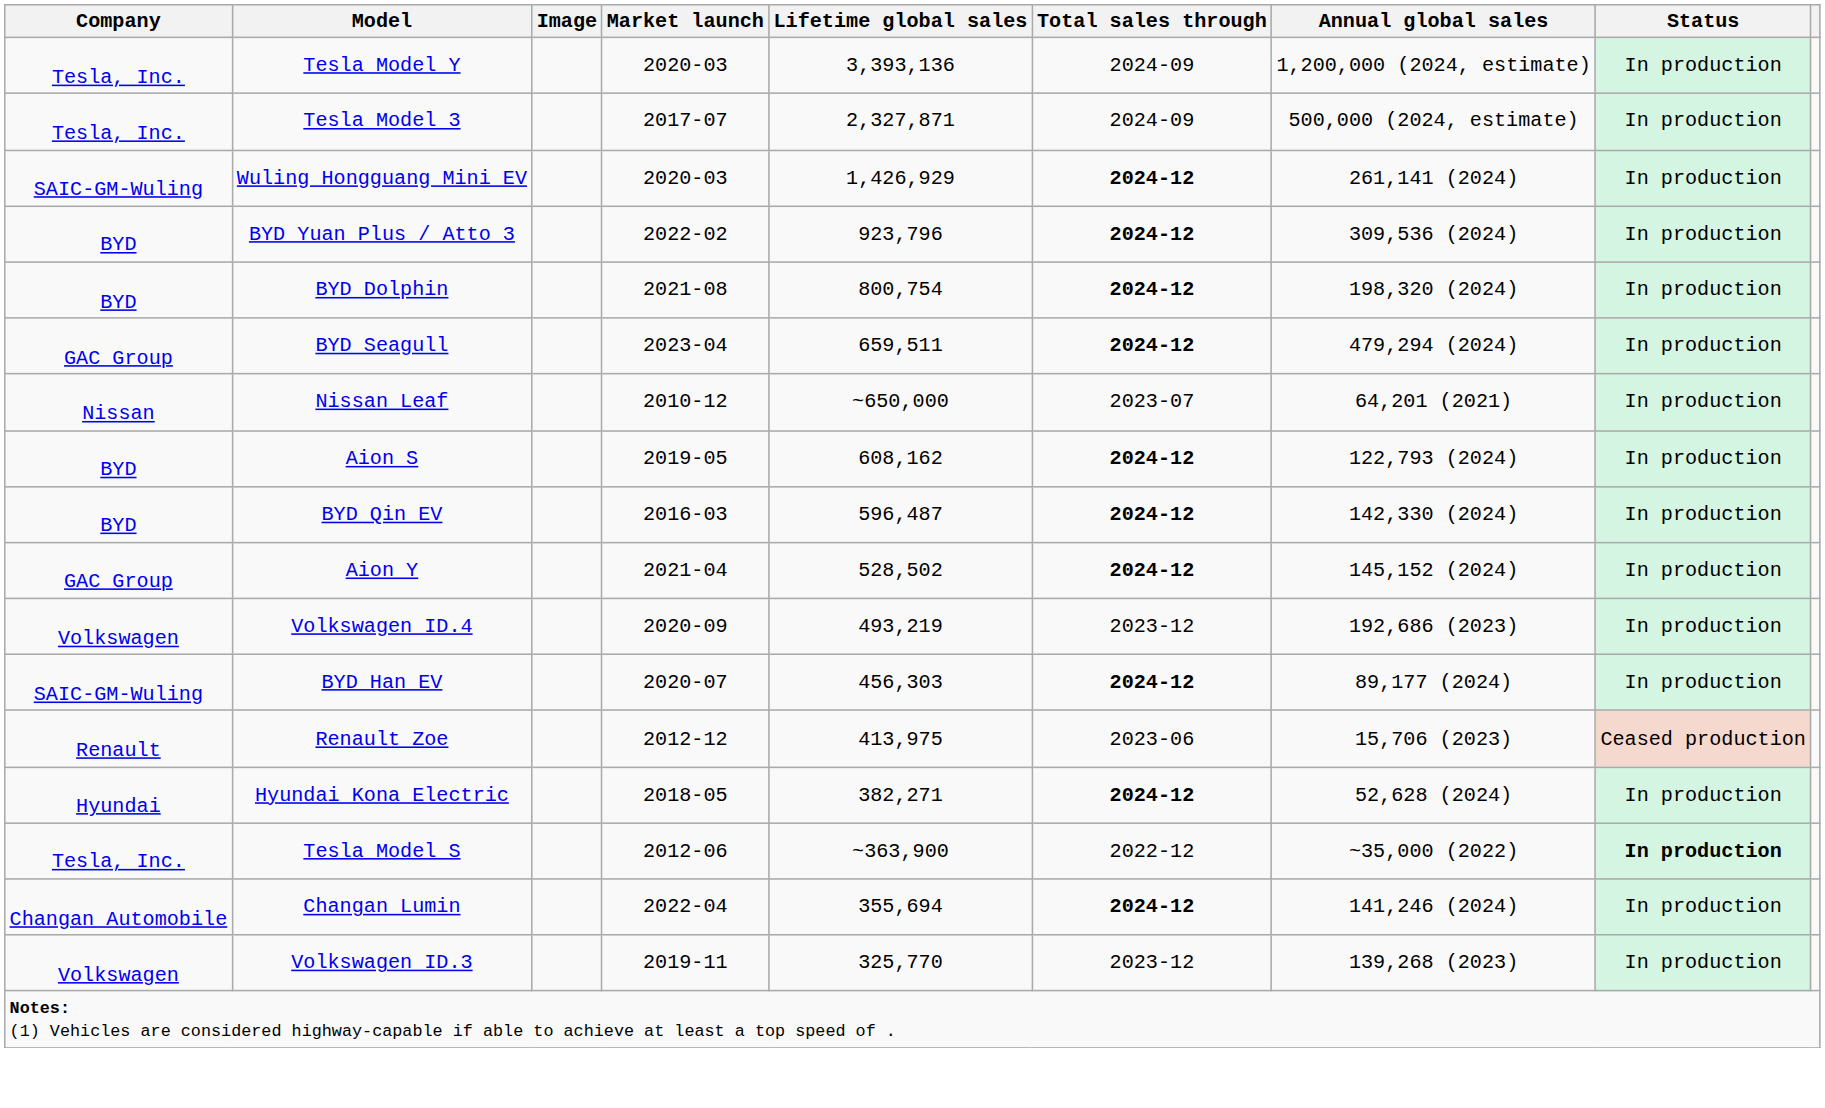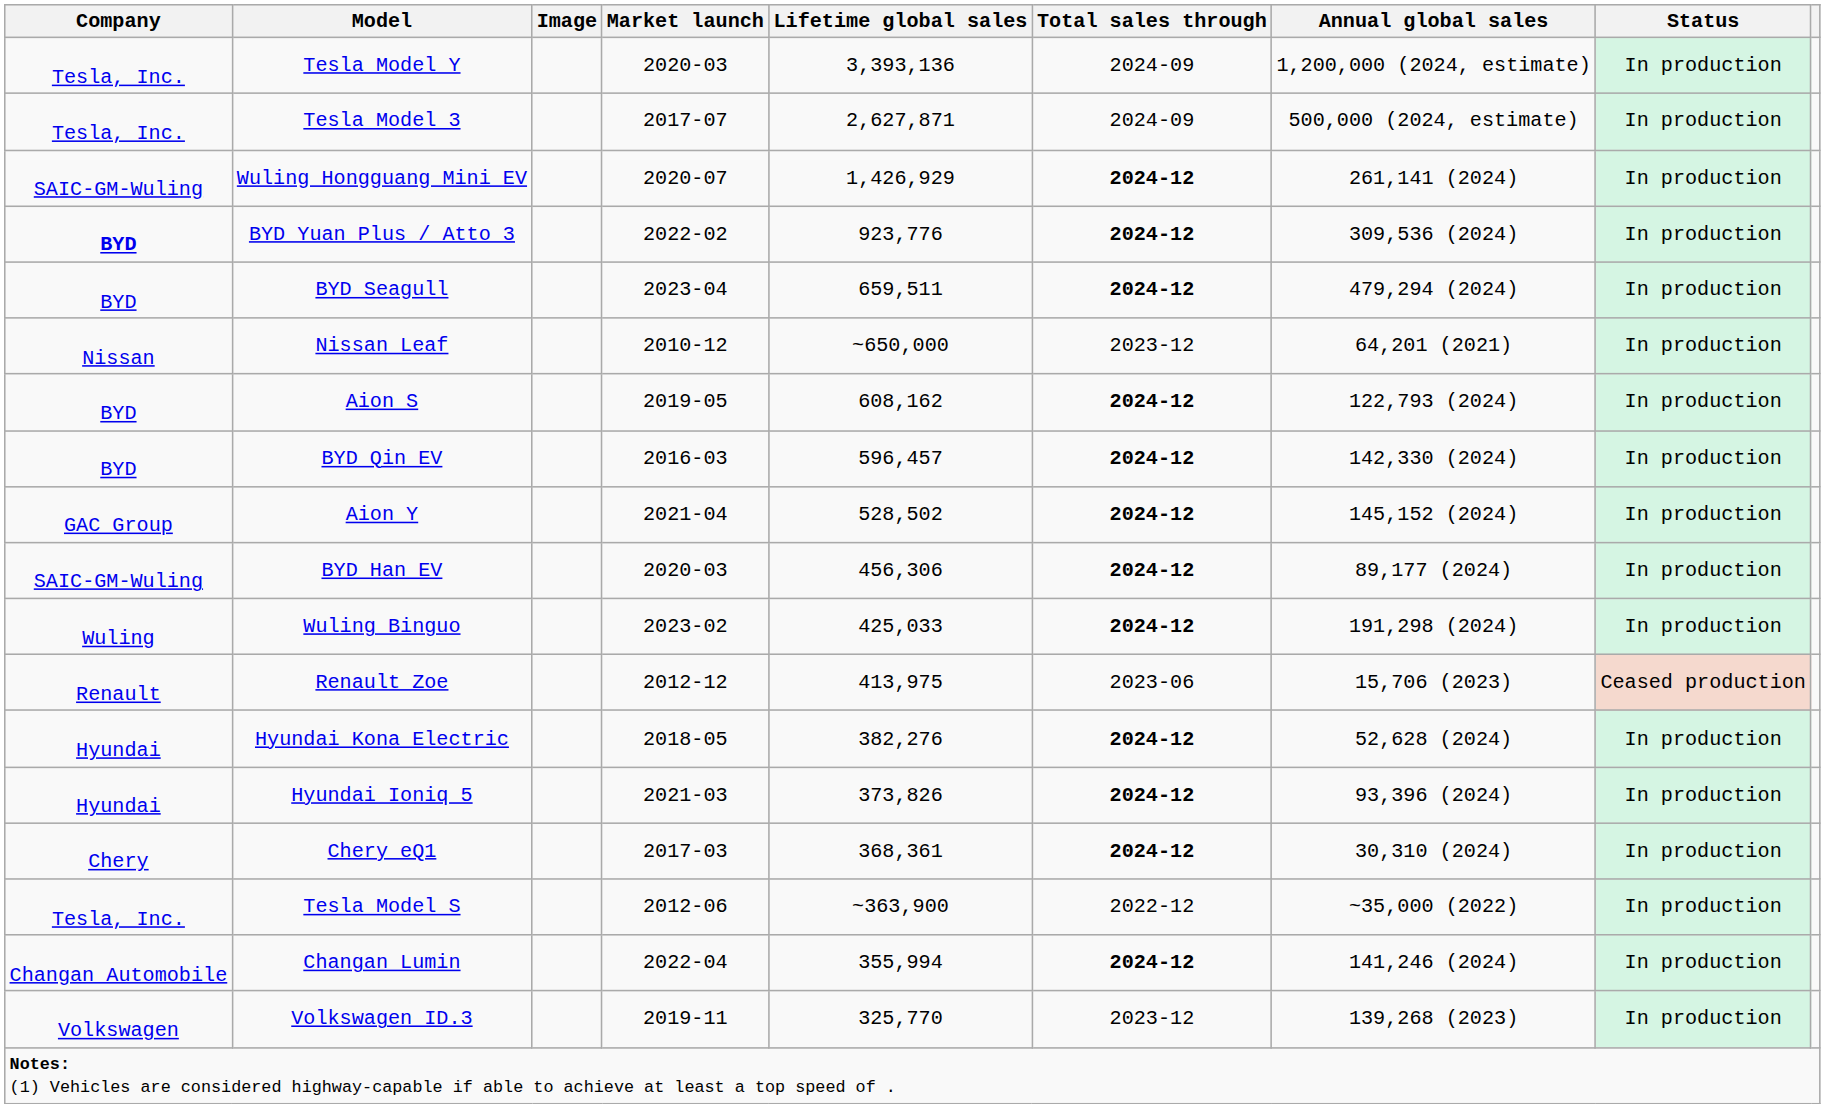(900, 122) 2,327,871 -> (900, 122) 2,627,871
(685, 178) 2020-03 -> (685, 178) 2020-07
(118, 246) normal -> (118, 246) bold
(900, 234) 923,796 -> (900, 234) 923,776
- row: (382, 290)
(118, 358) GAC Group -> (118, 302) BYD
(1152, 402) 2023-07 -> (1152, 346) 2023-12
(900, 514) 596,487 -> (900, 458) 596,457
- row: (382, 627)
(685, 683) 2020-07 -> (685, 570) 2020-03
(900, 683) 456,303 -> (900, 570) 456,306
+ row: (382, 627)
(900, 795) 382,271 -> (900, 739) 382,276
+ row: (382, 795)
+ row: (382, 851)
(1703, 851) bold -> (1703, 907) normal
(900, 907) 355,694 -> (900, 963) 355,994
